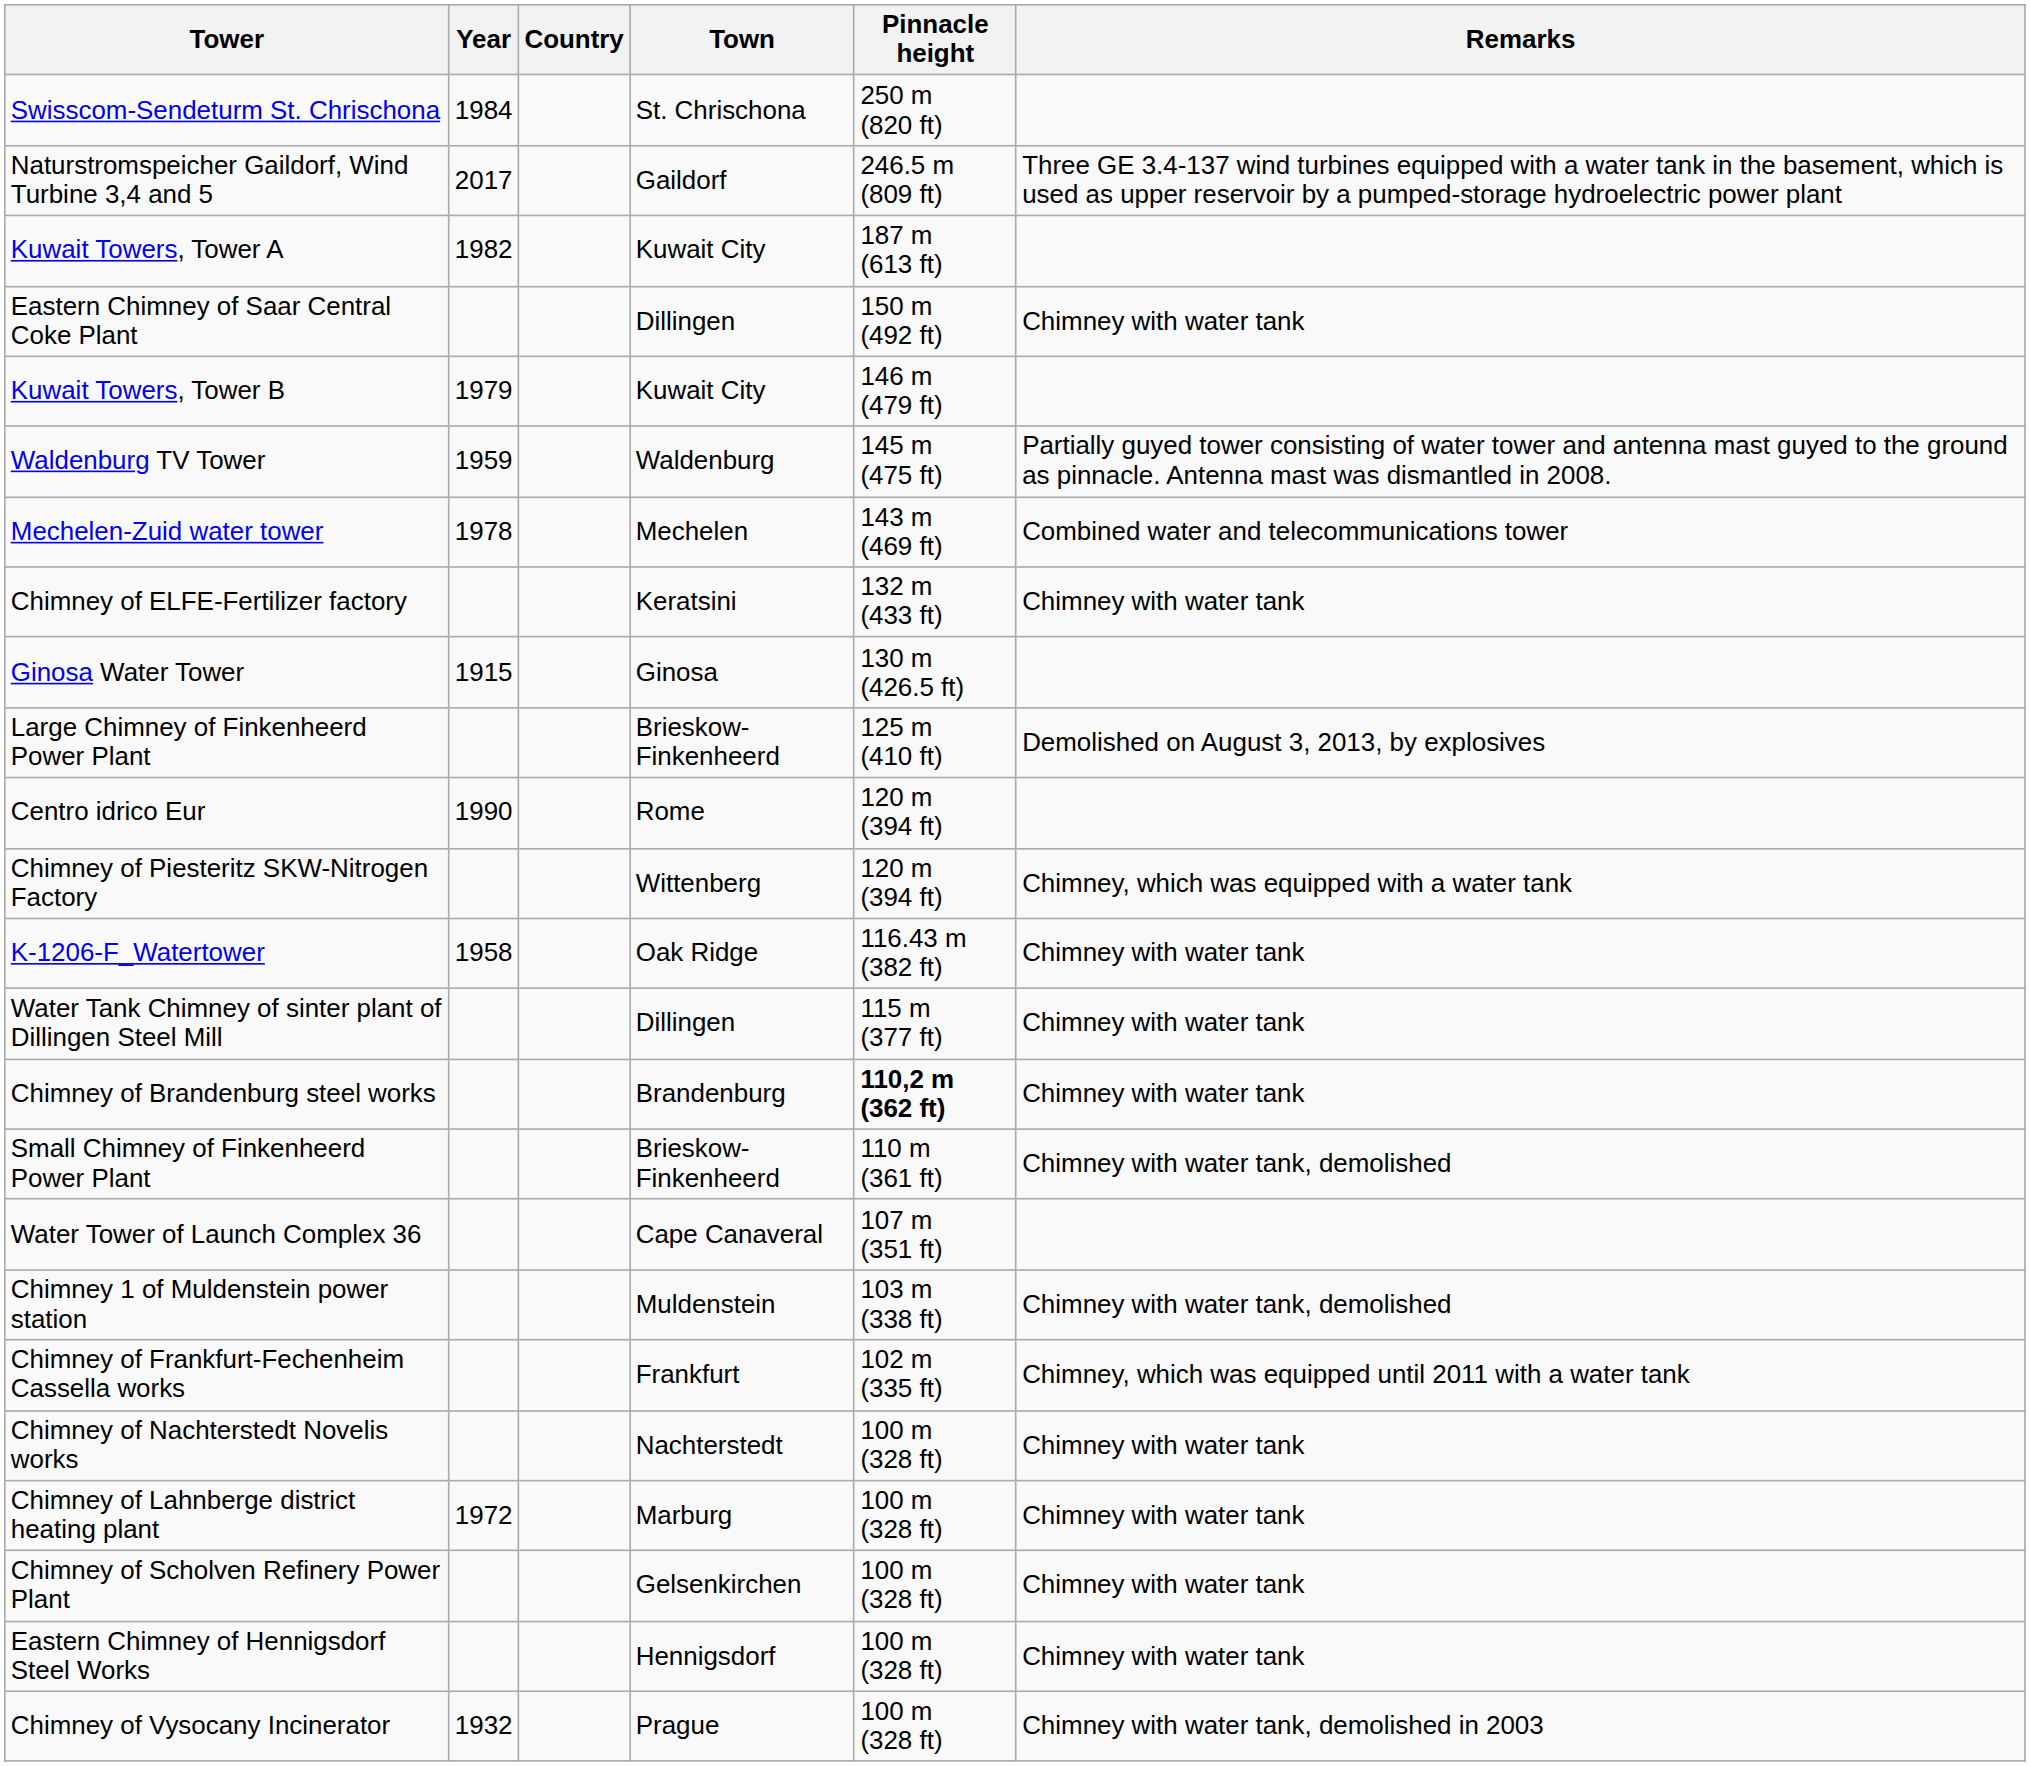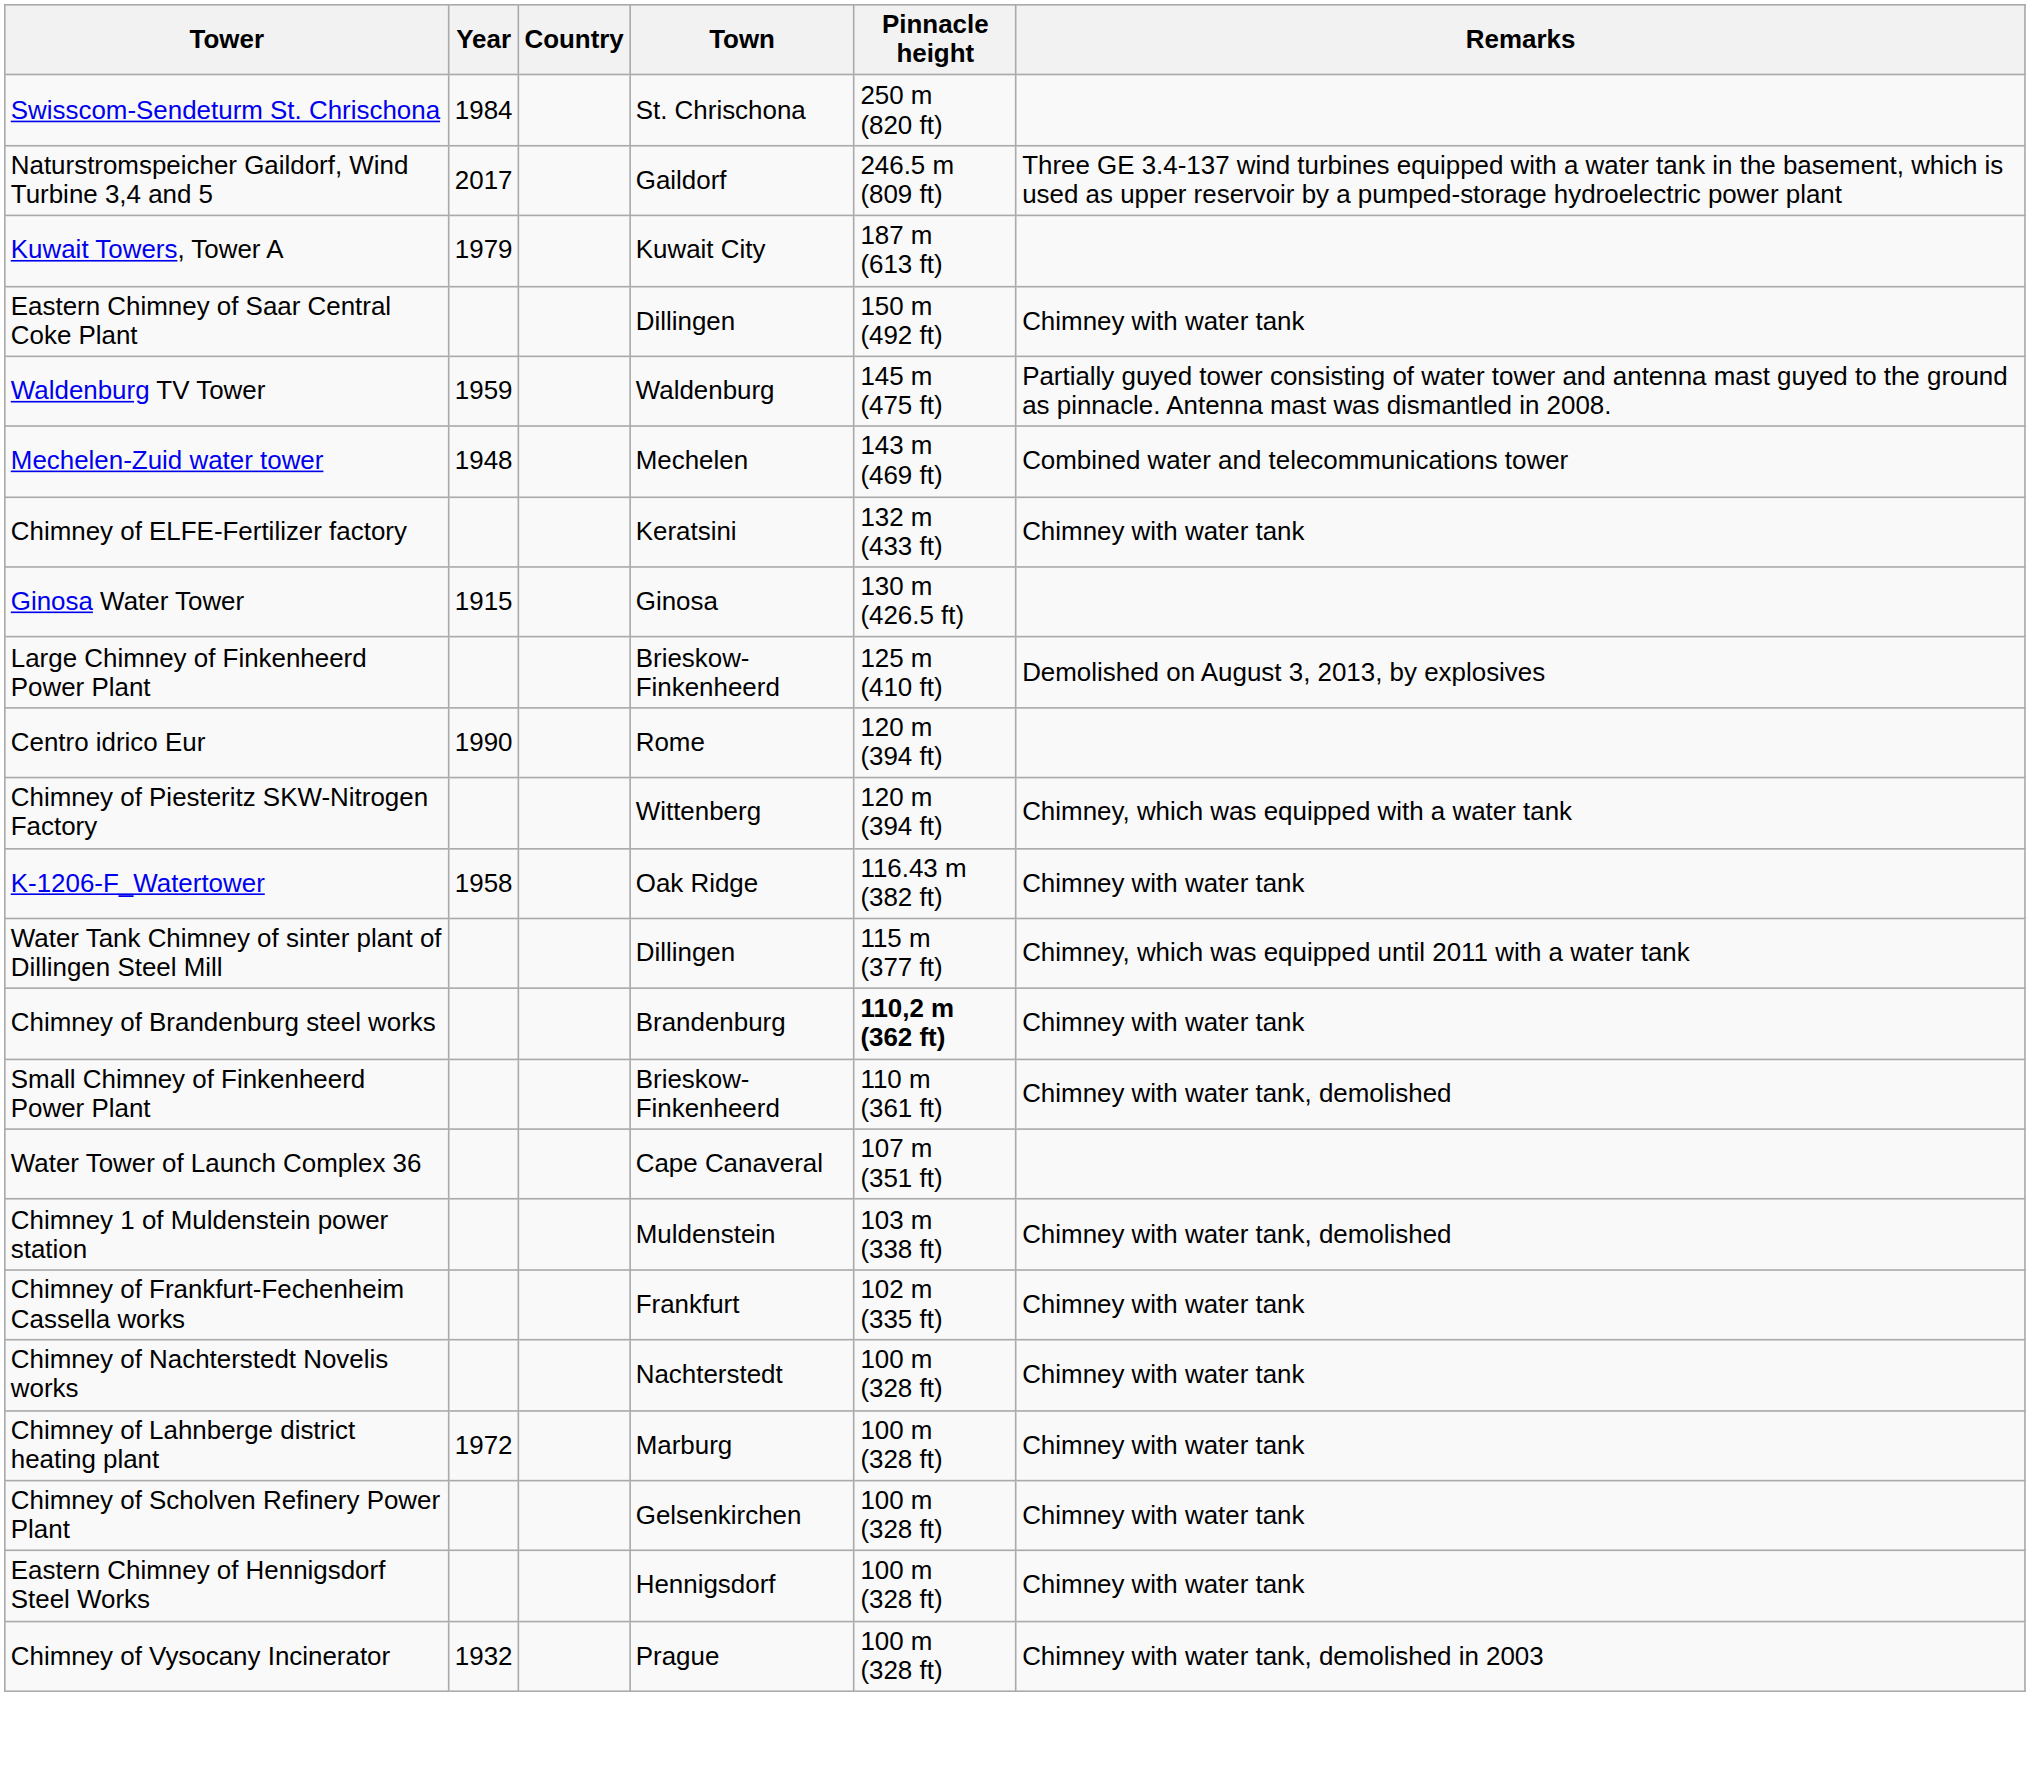(484, 250) 1982 -> (484, 250) 1979
- row: (148, 390)
(484, 531) 1978 -> (484, 461) 1948
(1163, 1023) Chimney with water tank -> (1356, 953) Chimney, which was equipped until 2011 with a water tank
(1356, 1374) Chimney, which was equipped until 2011 with a water tank -> (1163, 1304) Chimney with water tank
